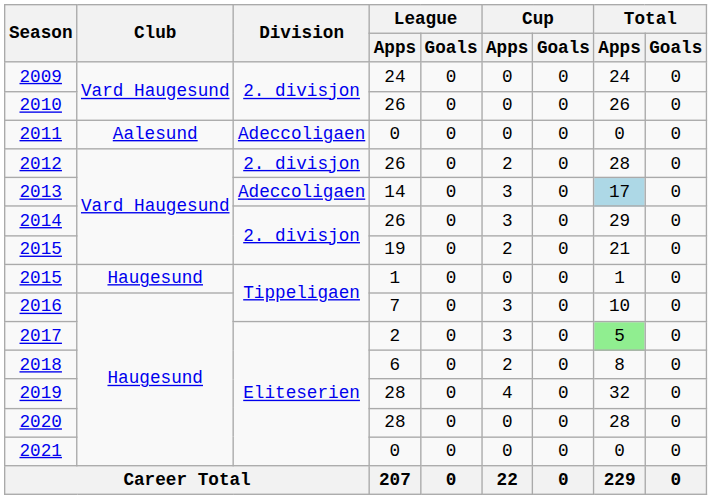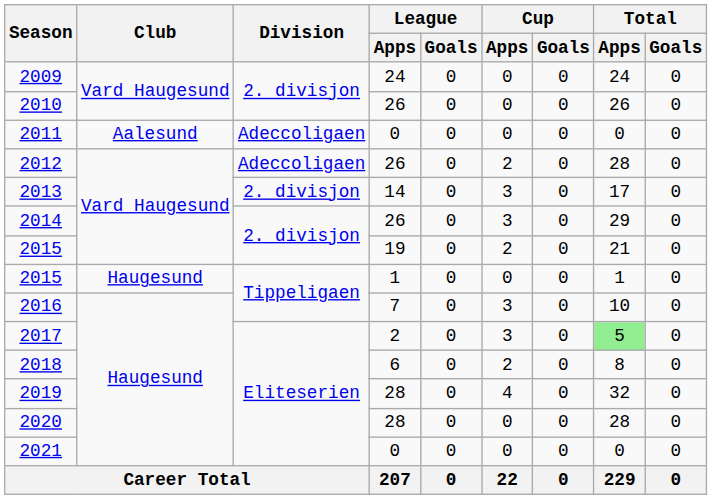(302, 163) 2. divisjon -> (302, 163) Adeccoligaen
(302, 192) Adeccoligaen -> (302, 192) 2. divisjon
(620, 192) lightblue background -> (620, 192) no background
